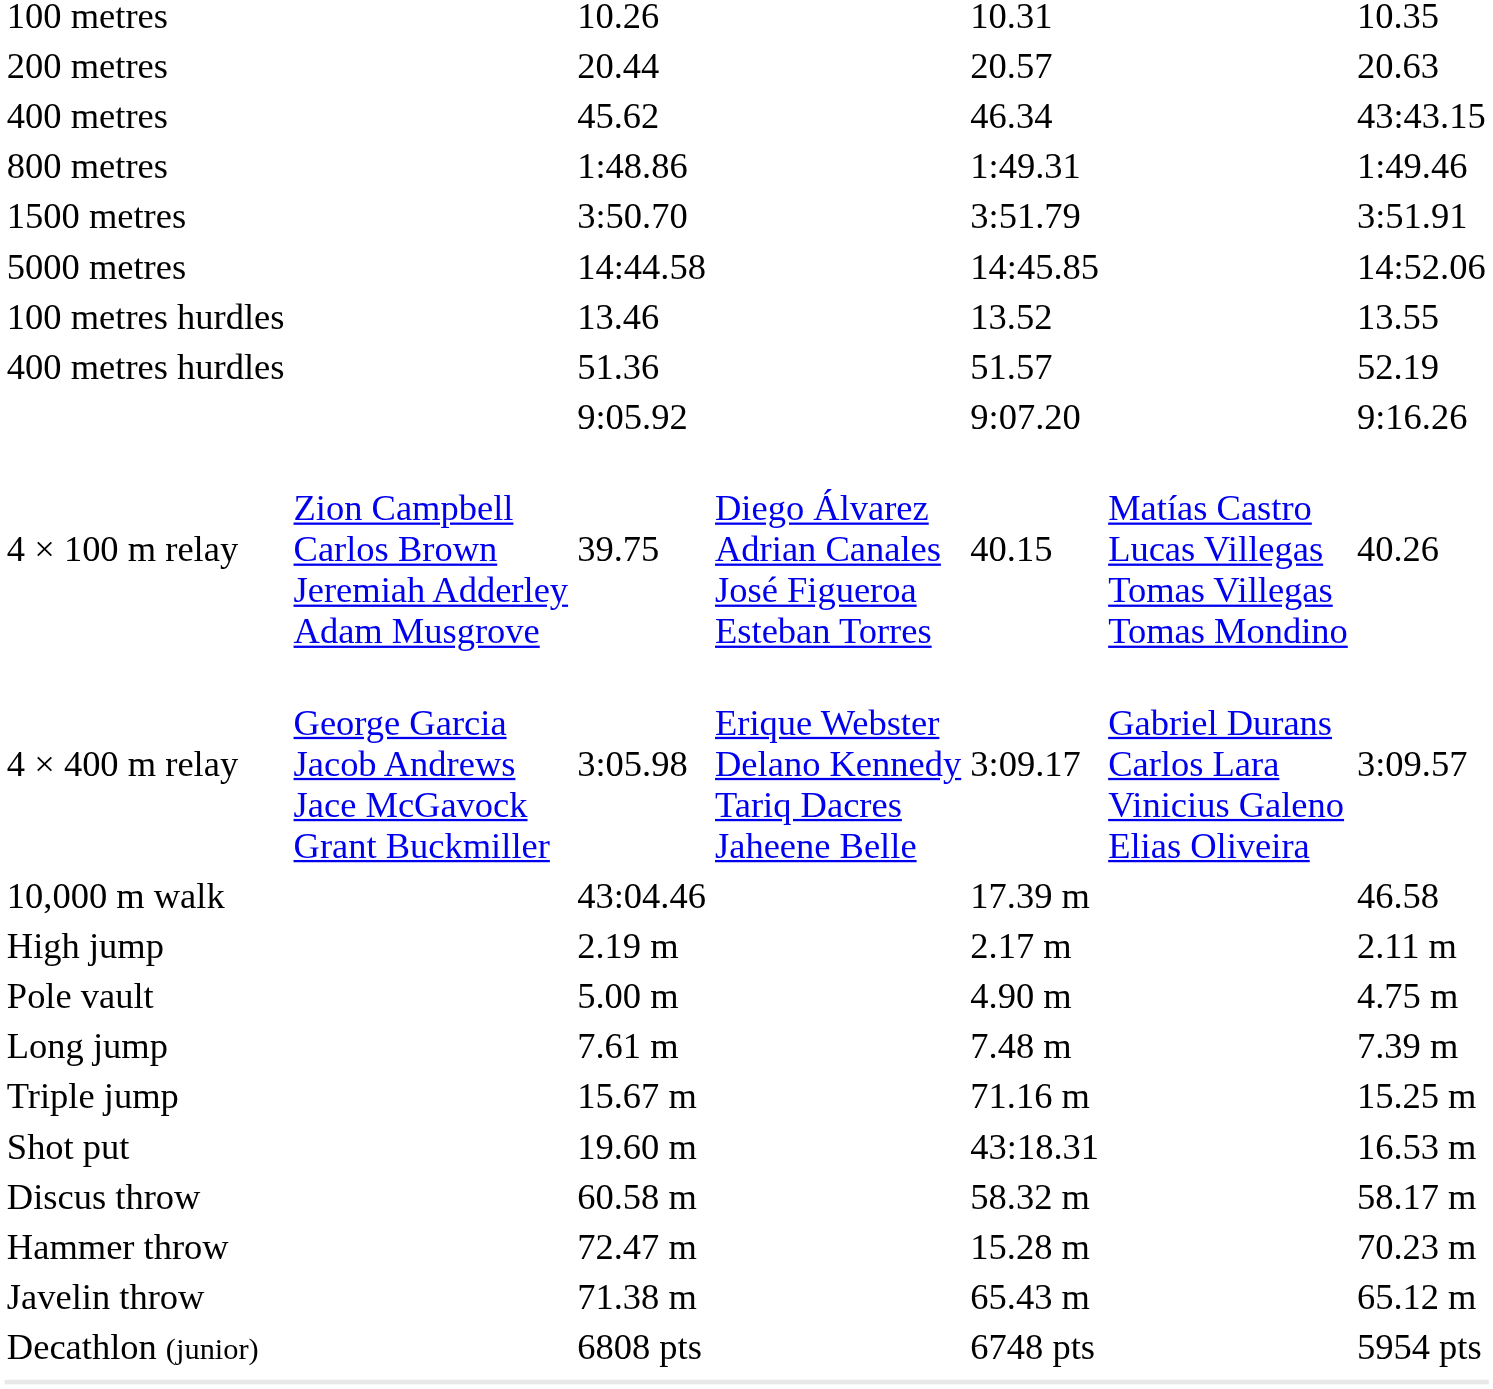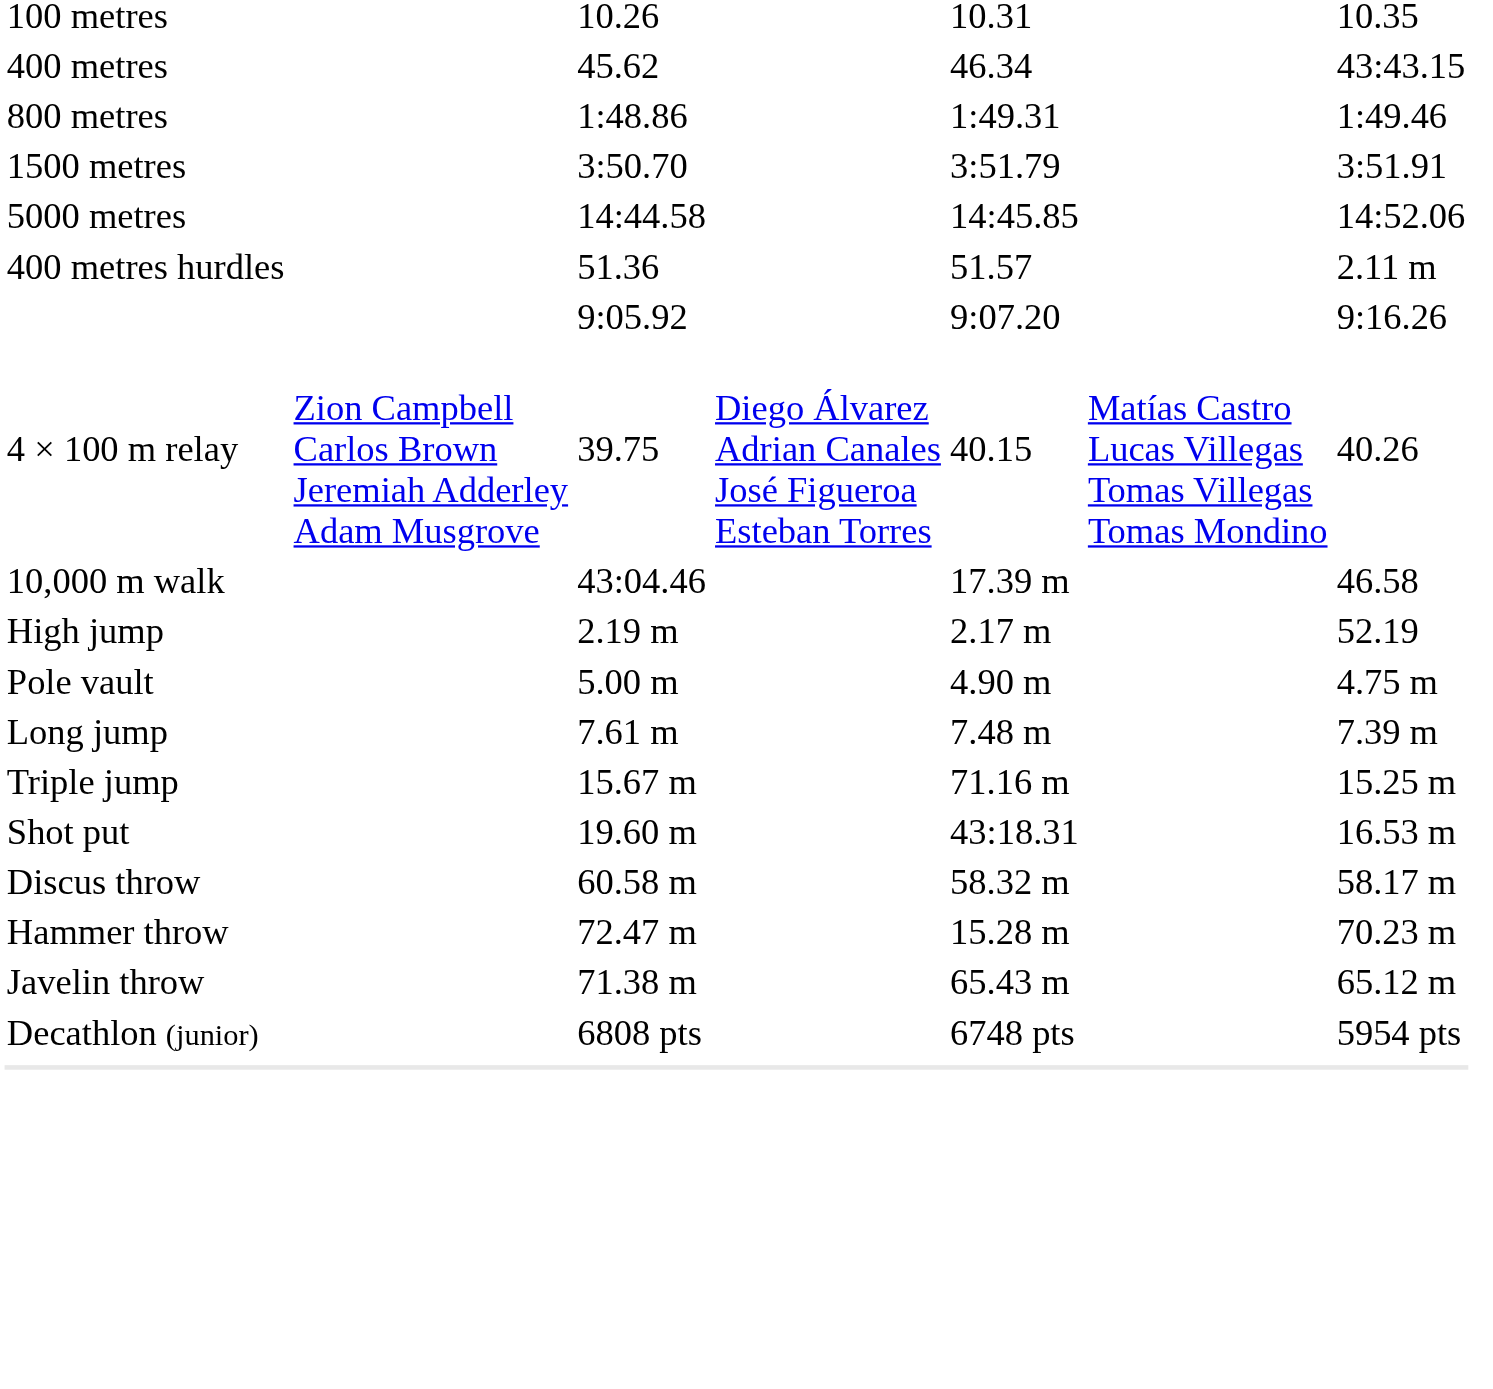- row: (87, 65)
- row: (146, 316)
(1398, 366) 52.19 -> (1387, 266) 2.11 m
- row: (122, 763)
(1407, 945) 2.11 m -> (1378, 631) 52.19
